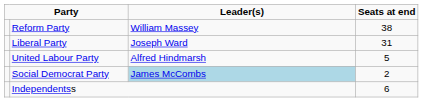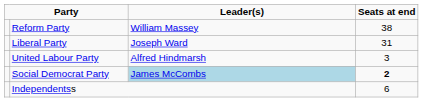(387, 58) 5 -> (387, 58) 3
(387, 74) normal -> (387, 74) bold
